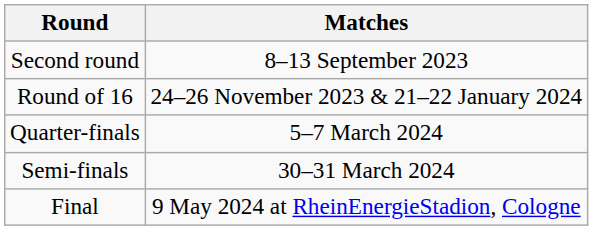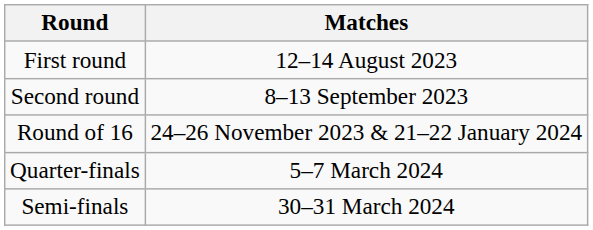+ row: (75, 59)
- row: (75, 206)
